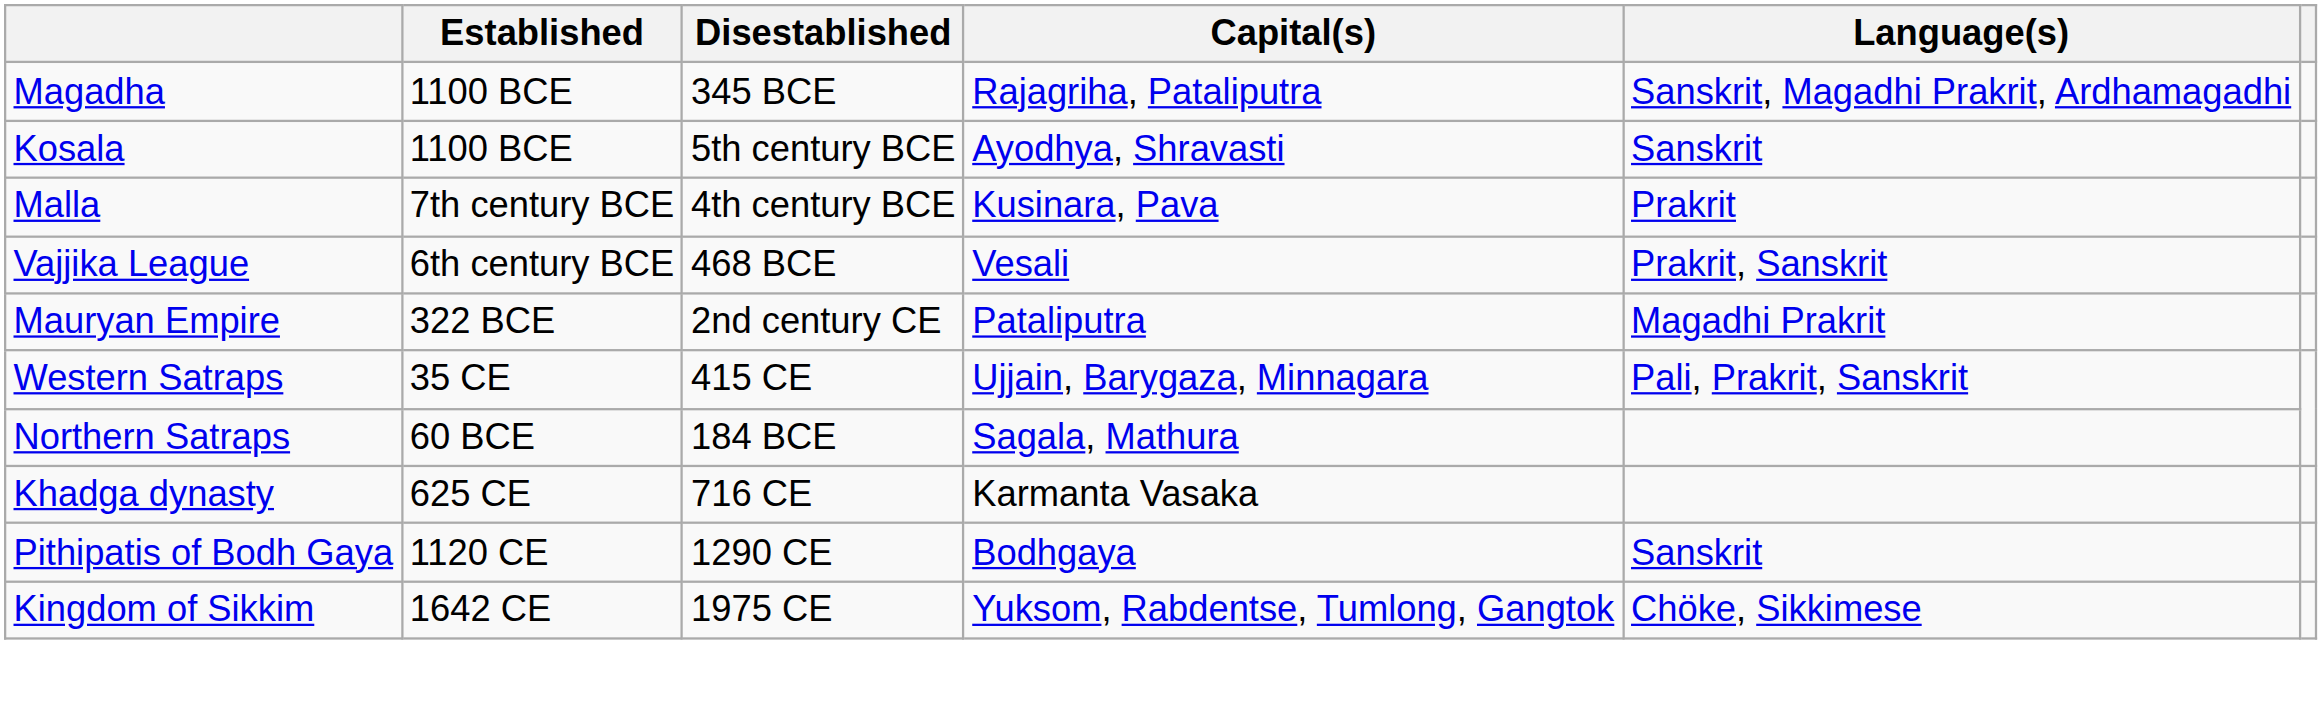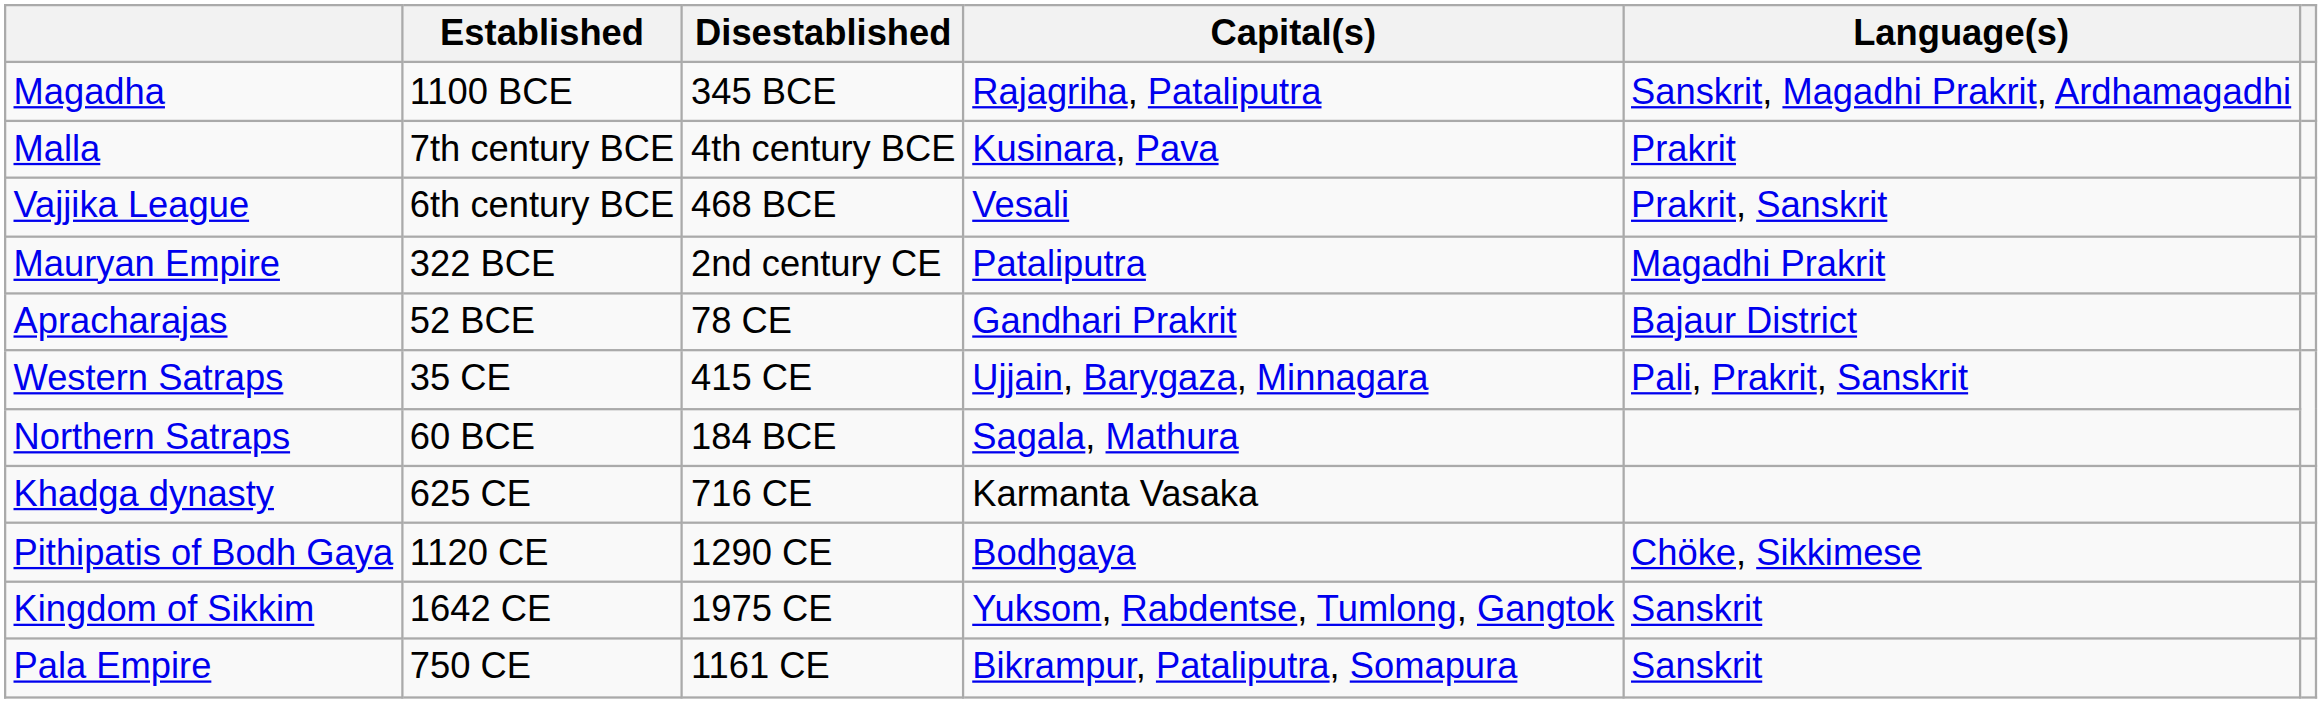- row: (69, 148)
+ row: (121, 321)
(1697, 551) Sanskrit -> (1776, 551) Chöke, Sikkimese
(1776, 609) Chöke, Sikkimese -> (1697, 609) Sanskrit
+ row: (112, 666)
